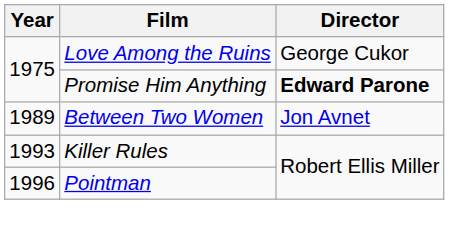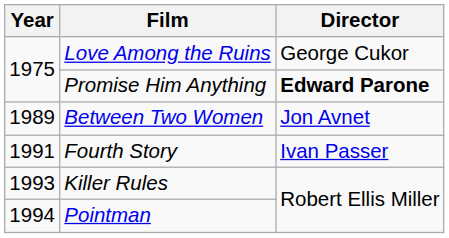+ row: (121, 150)
(32, 183) 1996 -> (32, 215) 1994
